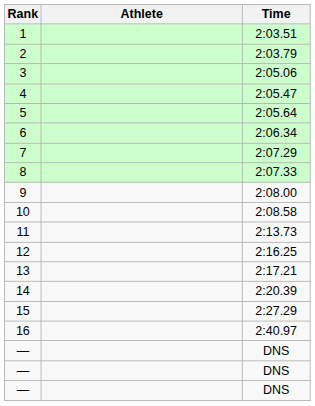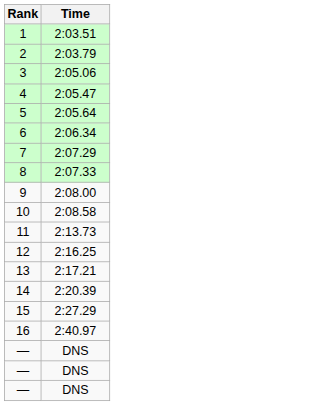- column: (142, 14)
